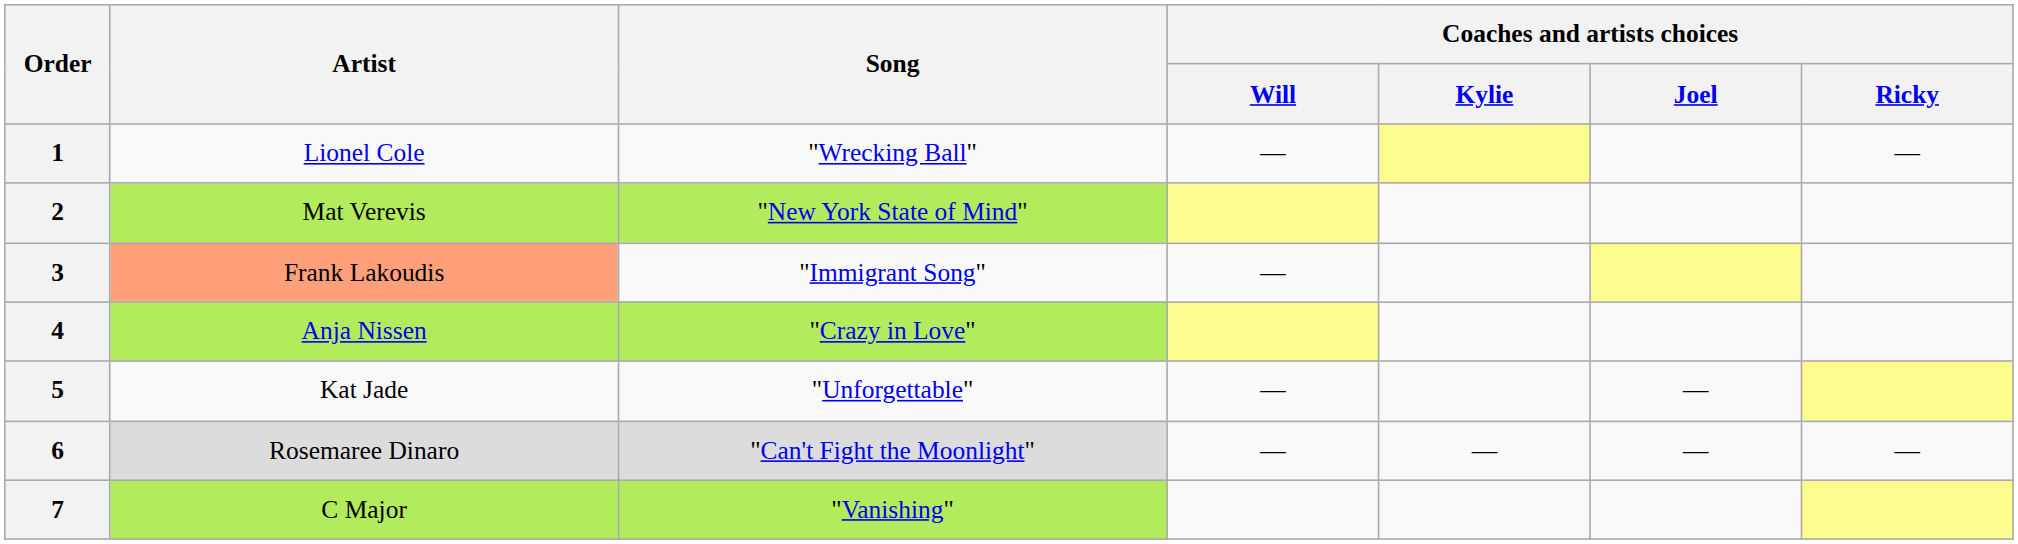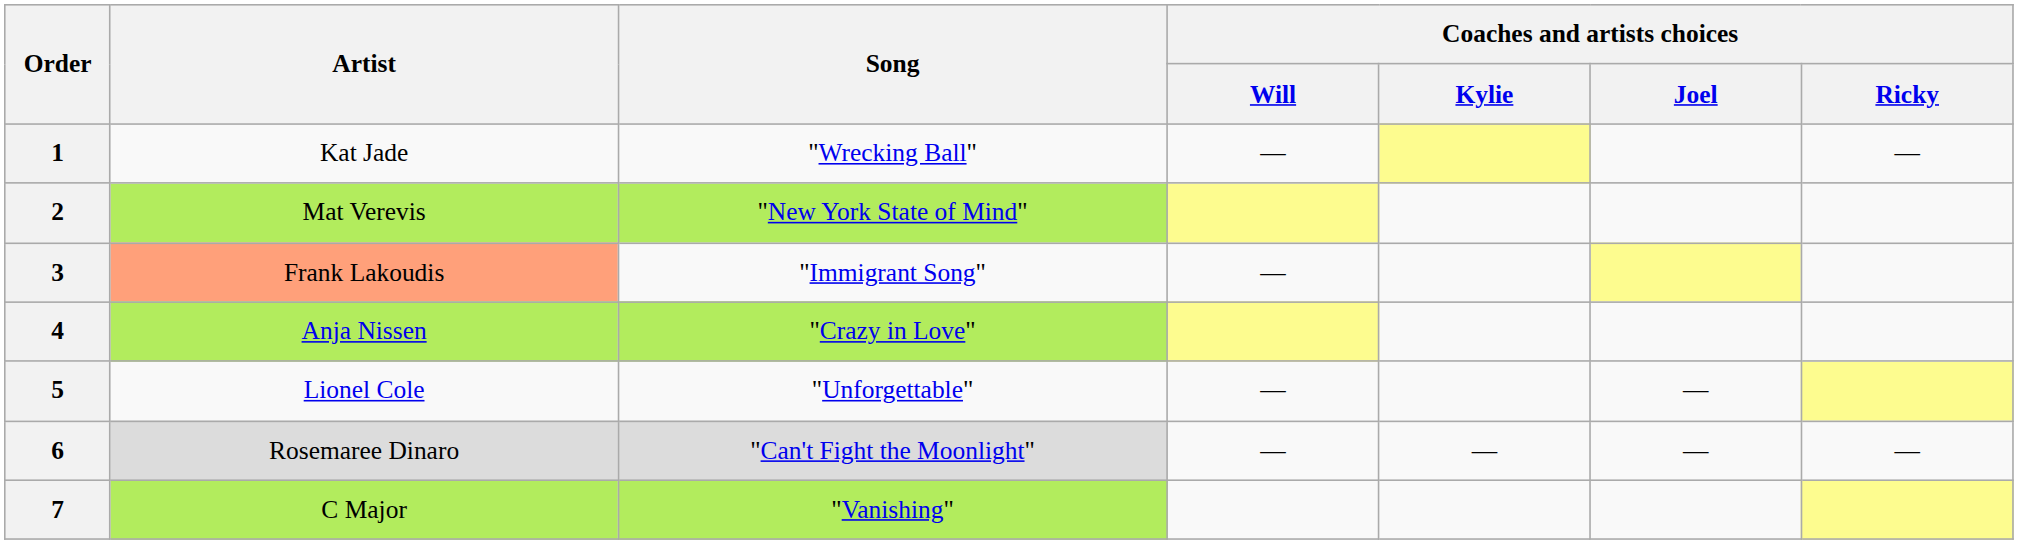(364, 153) Lionel Cole -> (364, 153) Kat Jade
(364, 390) Kat Jade -> (364, 390) Lionel Cole
